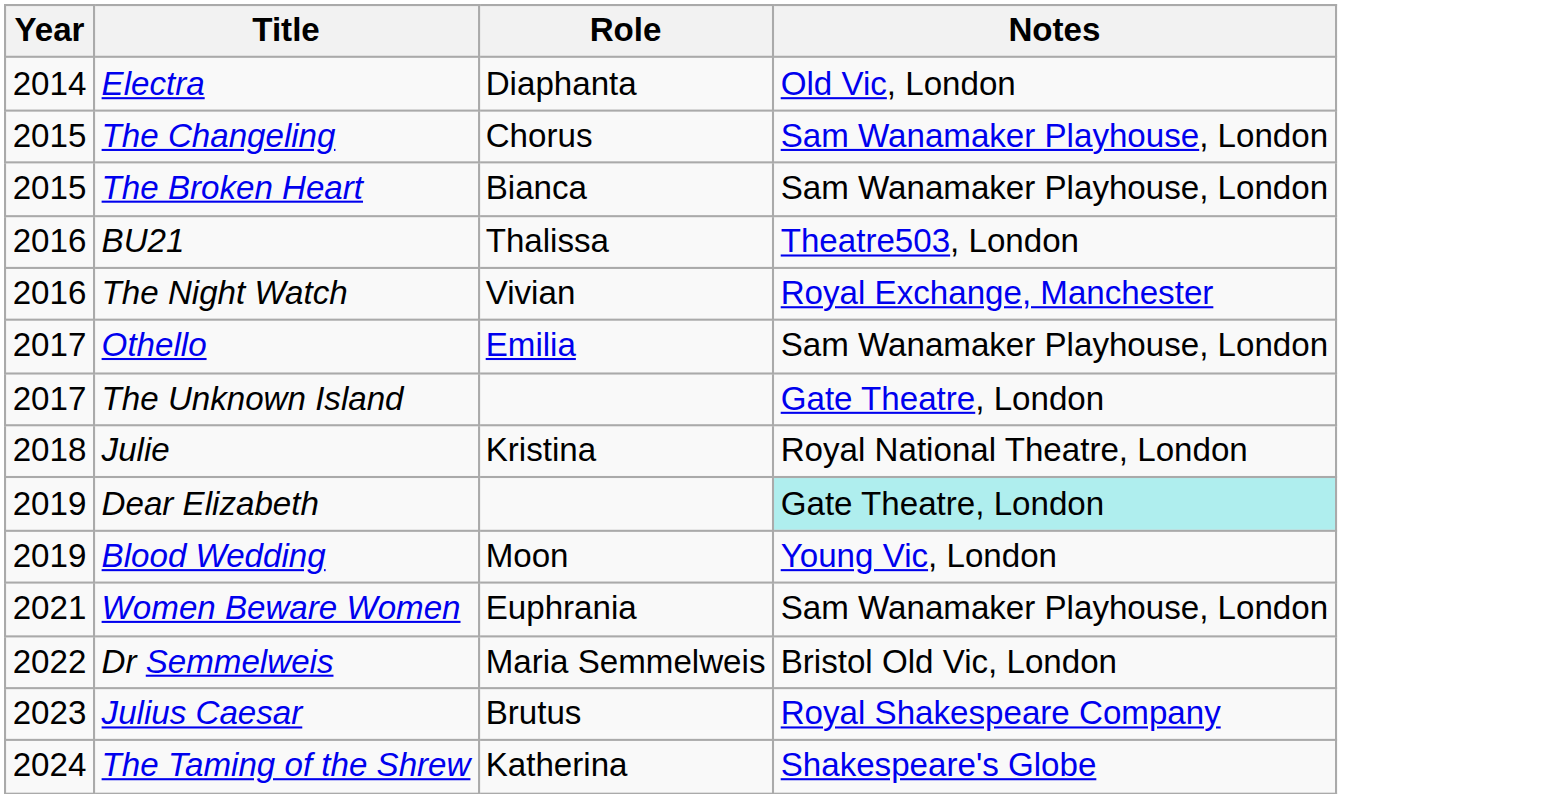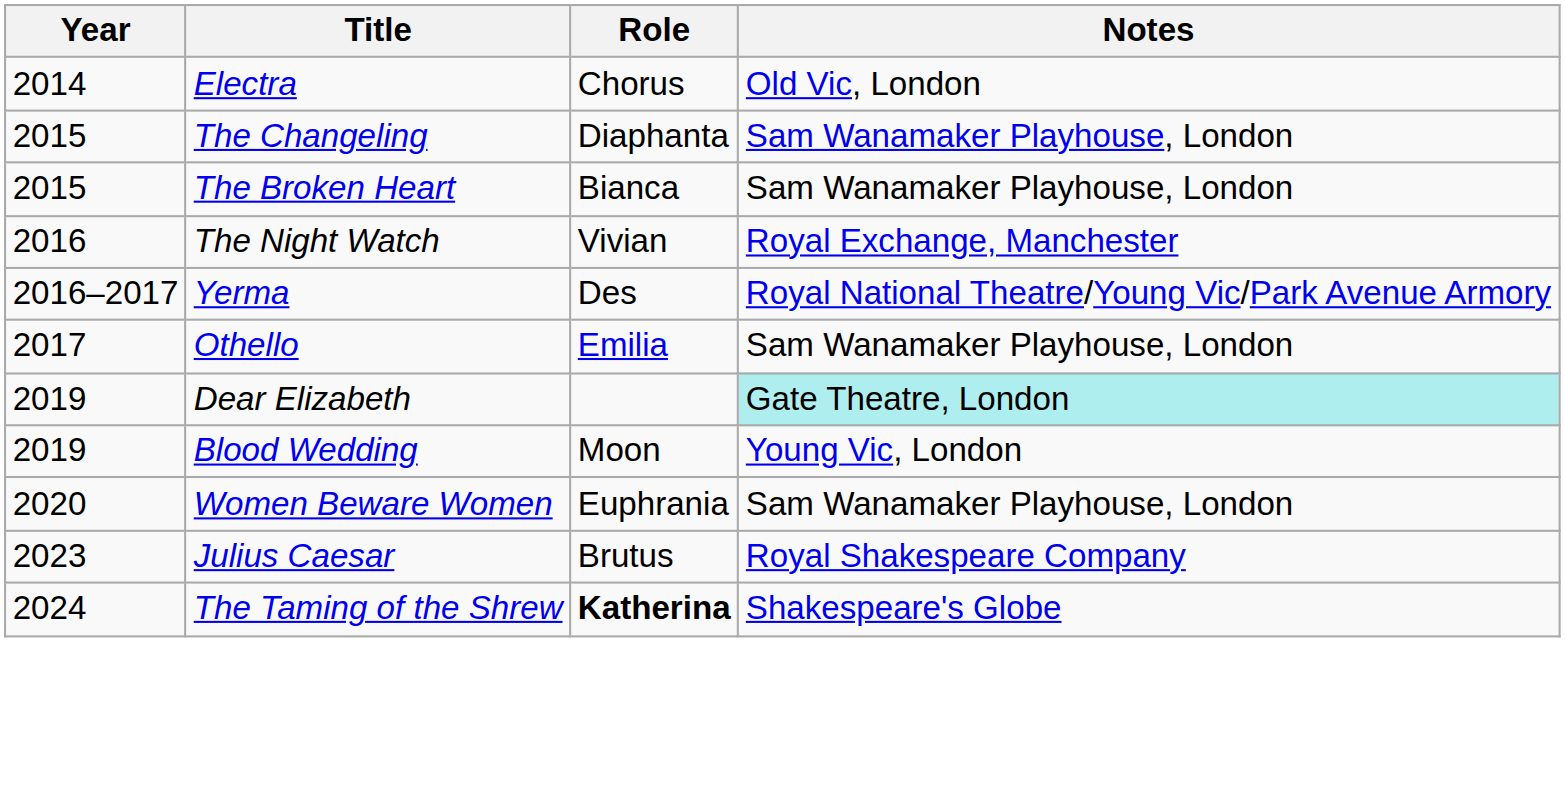(561, 83) Diaphanta -> (631, 83) Chorus
(539, 135) Chorus -> (653, 135) Diaphanta
- row: (143, 240)
+ row: (242, 293)
- row: (253, 398)
- row: (136, 450)
(50, 608) 2021 -> (50, 503) 2020
- row: (218, 661)
(557, 766) normal -> (654, 608) bold
